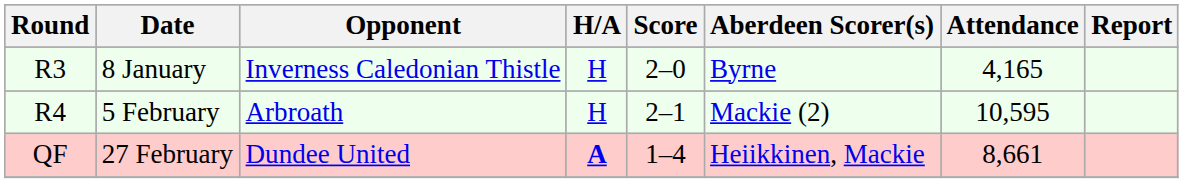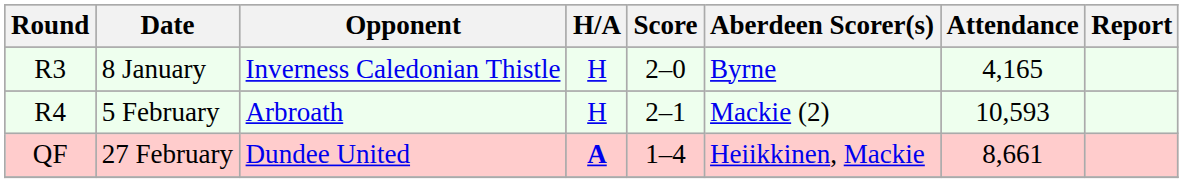(1013, 111) 10,595 -> (1013, 111) 10,593
